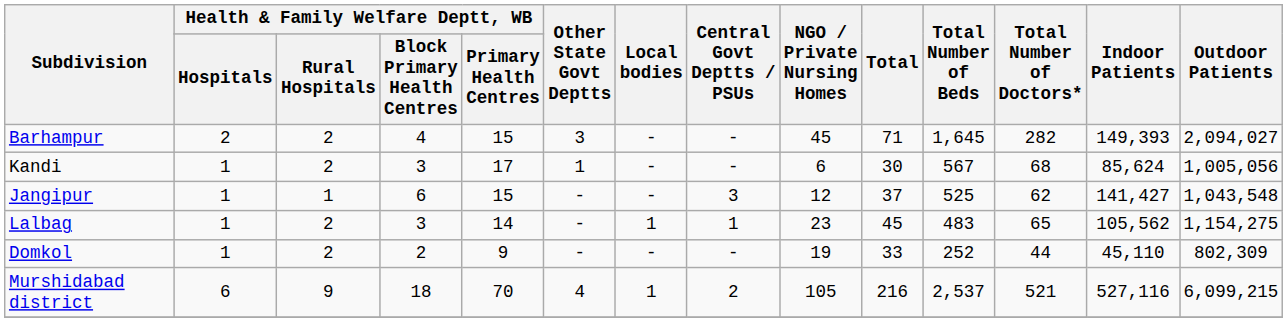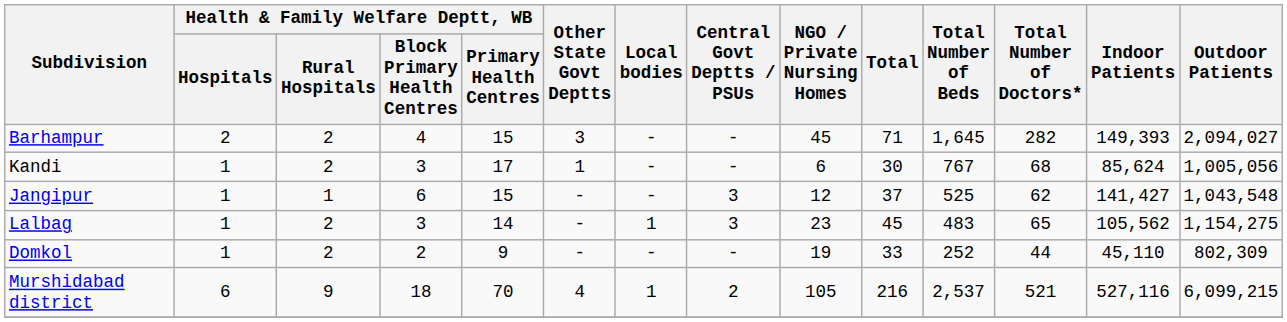(958, 167) 567 -> (958, 167) 767
(733, 225) 1 -> (733, 225) 3
